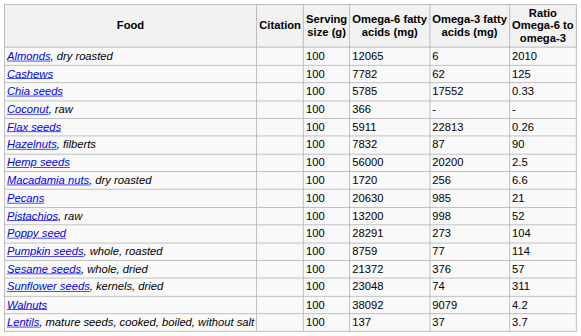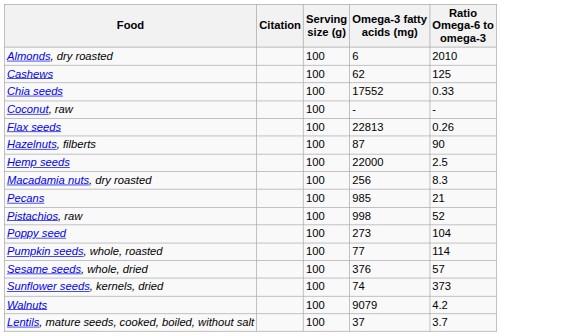- column: (390, 25)
(448, 162) 20200 -> (368, 162) 22000
(520, 180) 6.6 -> (440, 180) 8.3
(521, 287) 311 -> (442, 287) 373
